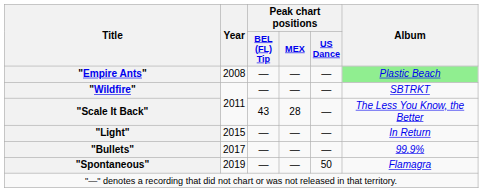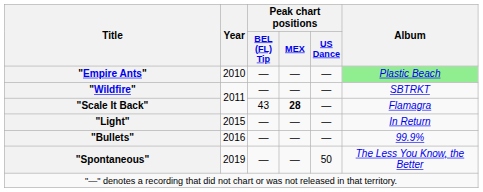(234, 74) 2008 -> (234, 74) 2010
(295, 111) normal -> (295, 106) bold
(410, 111) The Less You Know, the Better -> (410, 106) Flamagra
(234, 149) 2017 -> (234, 138) 2016
(410, 165) Flamagra -> (410, 159) The Less You Know, the Better
